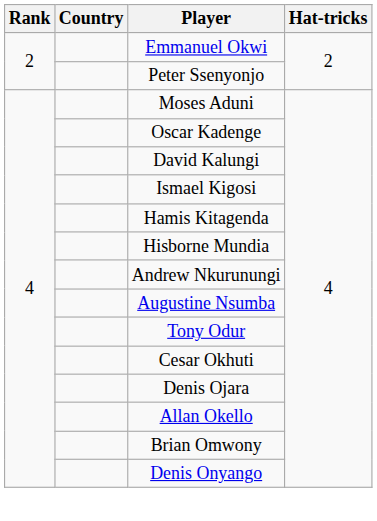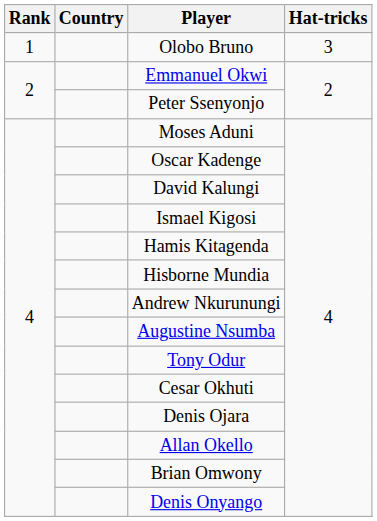+ row: (206, 47)
